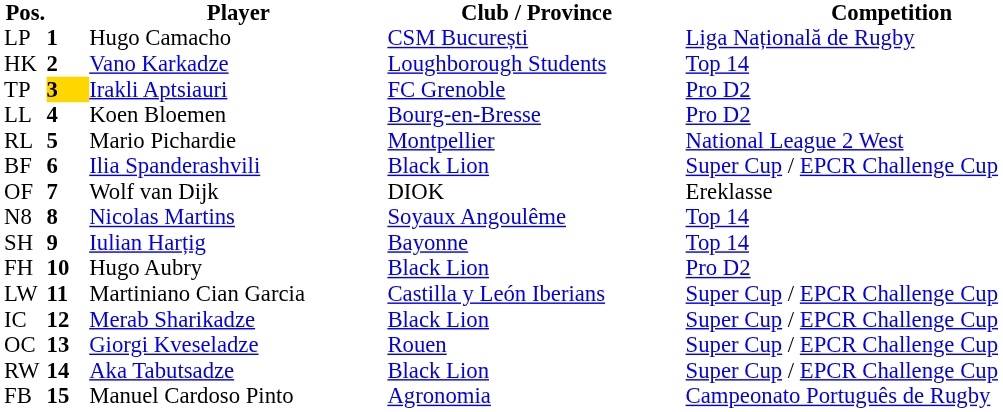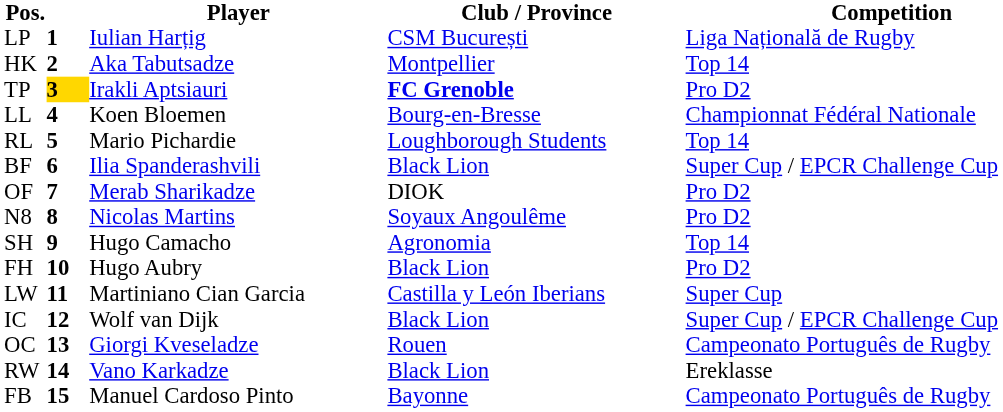(160, 38) Hugo Camacho -> (148, 38) Iulian Harțig
(159, 63) Vano Karkadze -> (162, 63) Aka Tabutsadze
(497, 63) Loughborough Students -> (441, 63) Montpellier
(446, 89) normal -> (451, 89) bold
(718, 114) Pro D2 -> (831, 114) Championnat Fédéral Nationale
(441, 140) Montpellier -> (497, 140) Loughborough Students
(795, 140) National League 2 West -> (717, 140) Top 14
(154, 191) Wolf van Dijk -> (172, 191) Merab Sharikadze
(729, 191) Ereklasse -> (718, 191) Pro D2
(717, 217) Top 14 -> (718, 217) Pro D2
(148, 242) Iulian Harțig -> (160, 242) Hugo Camacho
(428, 242) Bayonne -> (439, 242) Agronomia
(842, 293) Super Cup / EPCR Challenge Cup -> (734, 293) Super Cup
(172, 319) Merab Sharikadze -> (154, 319) Wolf van Dijk
(842, 344) Super Cup / EPCR Challenge Cup -> (838, 344) Campeonato Português de Rugby
(162, 370) Aka Tabutsadze -> (159, 370) Vano Karkadze
(842, 370) Super Cup / EPCR Challenge Cup -> (729, 370) Ereklasse
(439, 395) Agronomia -> (428, 395) Bayonne
